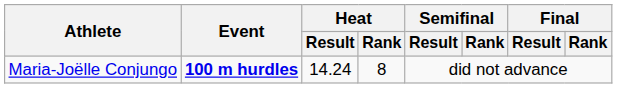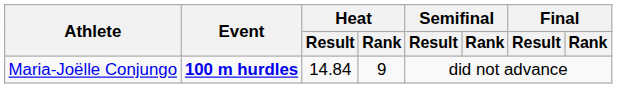(330, 70) 14.24 -> (330, 70) 14.84
(382, 70) 8 -> (382, 70) 9
